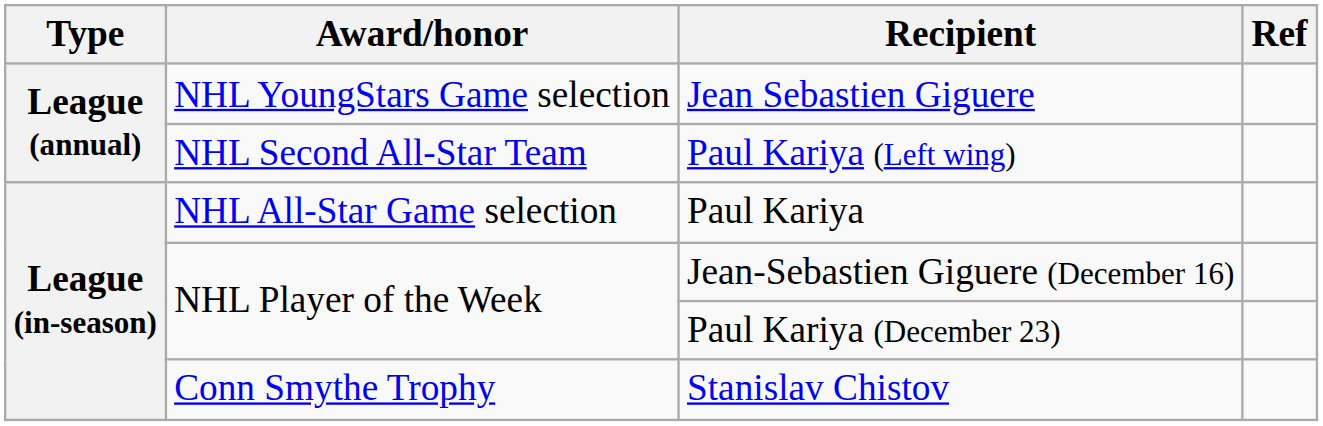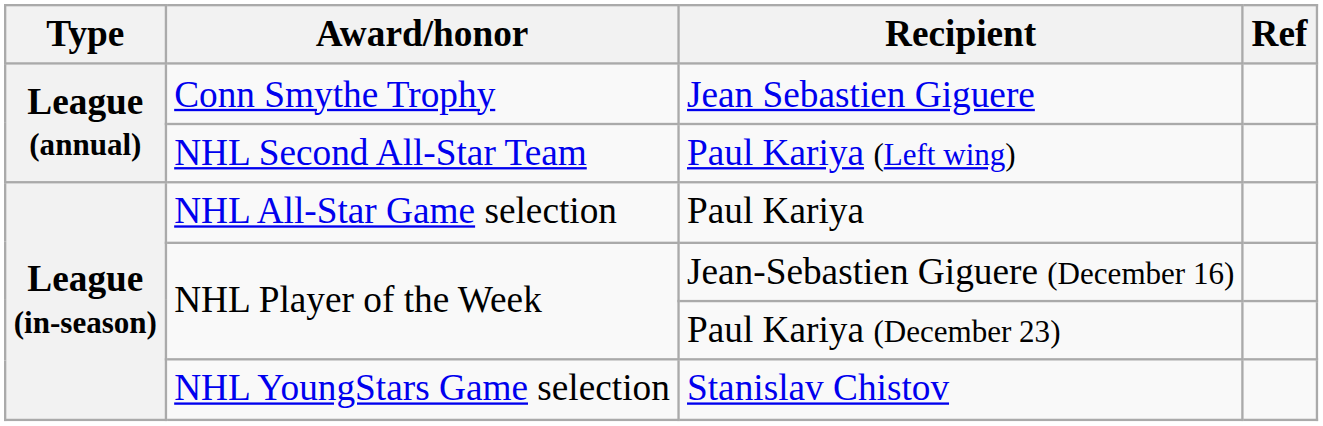(422, 93) NHL YoungStars Game selection -> (335, 93) Conn Smythe Trophy
(335, 388) Conn Smythe Trophy -> (422, 388) NHL YoungStars Game selection
